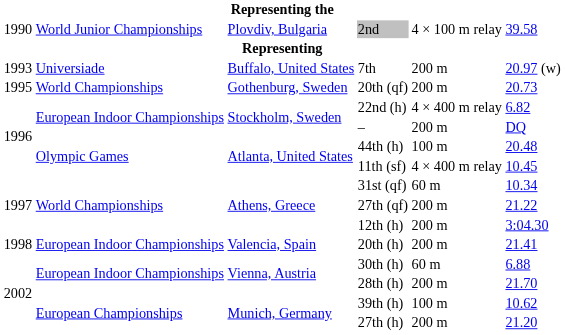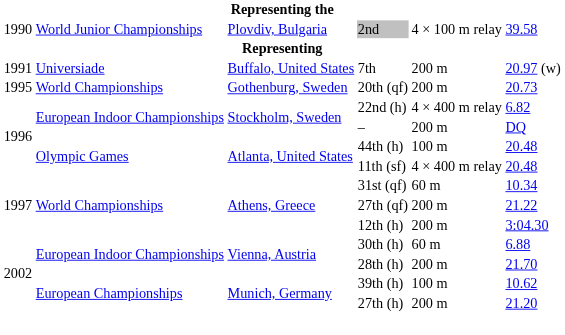(18, 68) 1993 -> (18, 68) 1991
(521, 166) 10.45 -> (521, 166) 20.48
- row: (381, 244)
